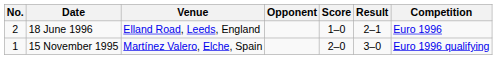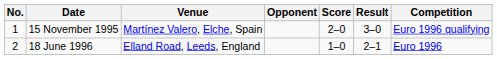rows swapped: (74, 46) <-> (61, 29)
